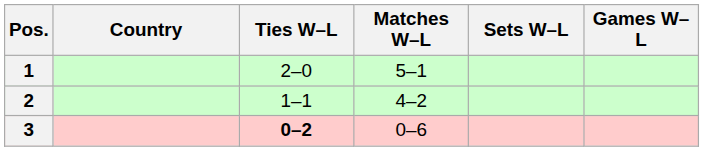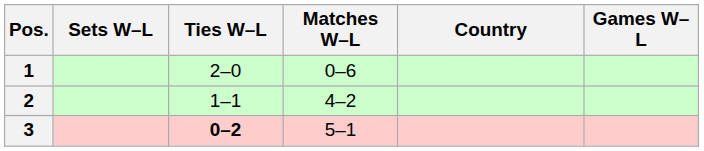columns swapped: (146, 30) <-> (526, 30)
(411, 70) 5–1 -> (340, 70) 0–6
(411, 130) 0–6 -> (340, 130) 5–1
